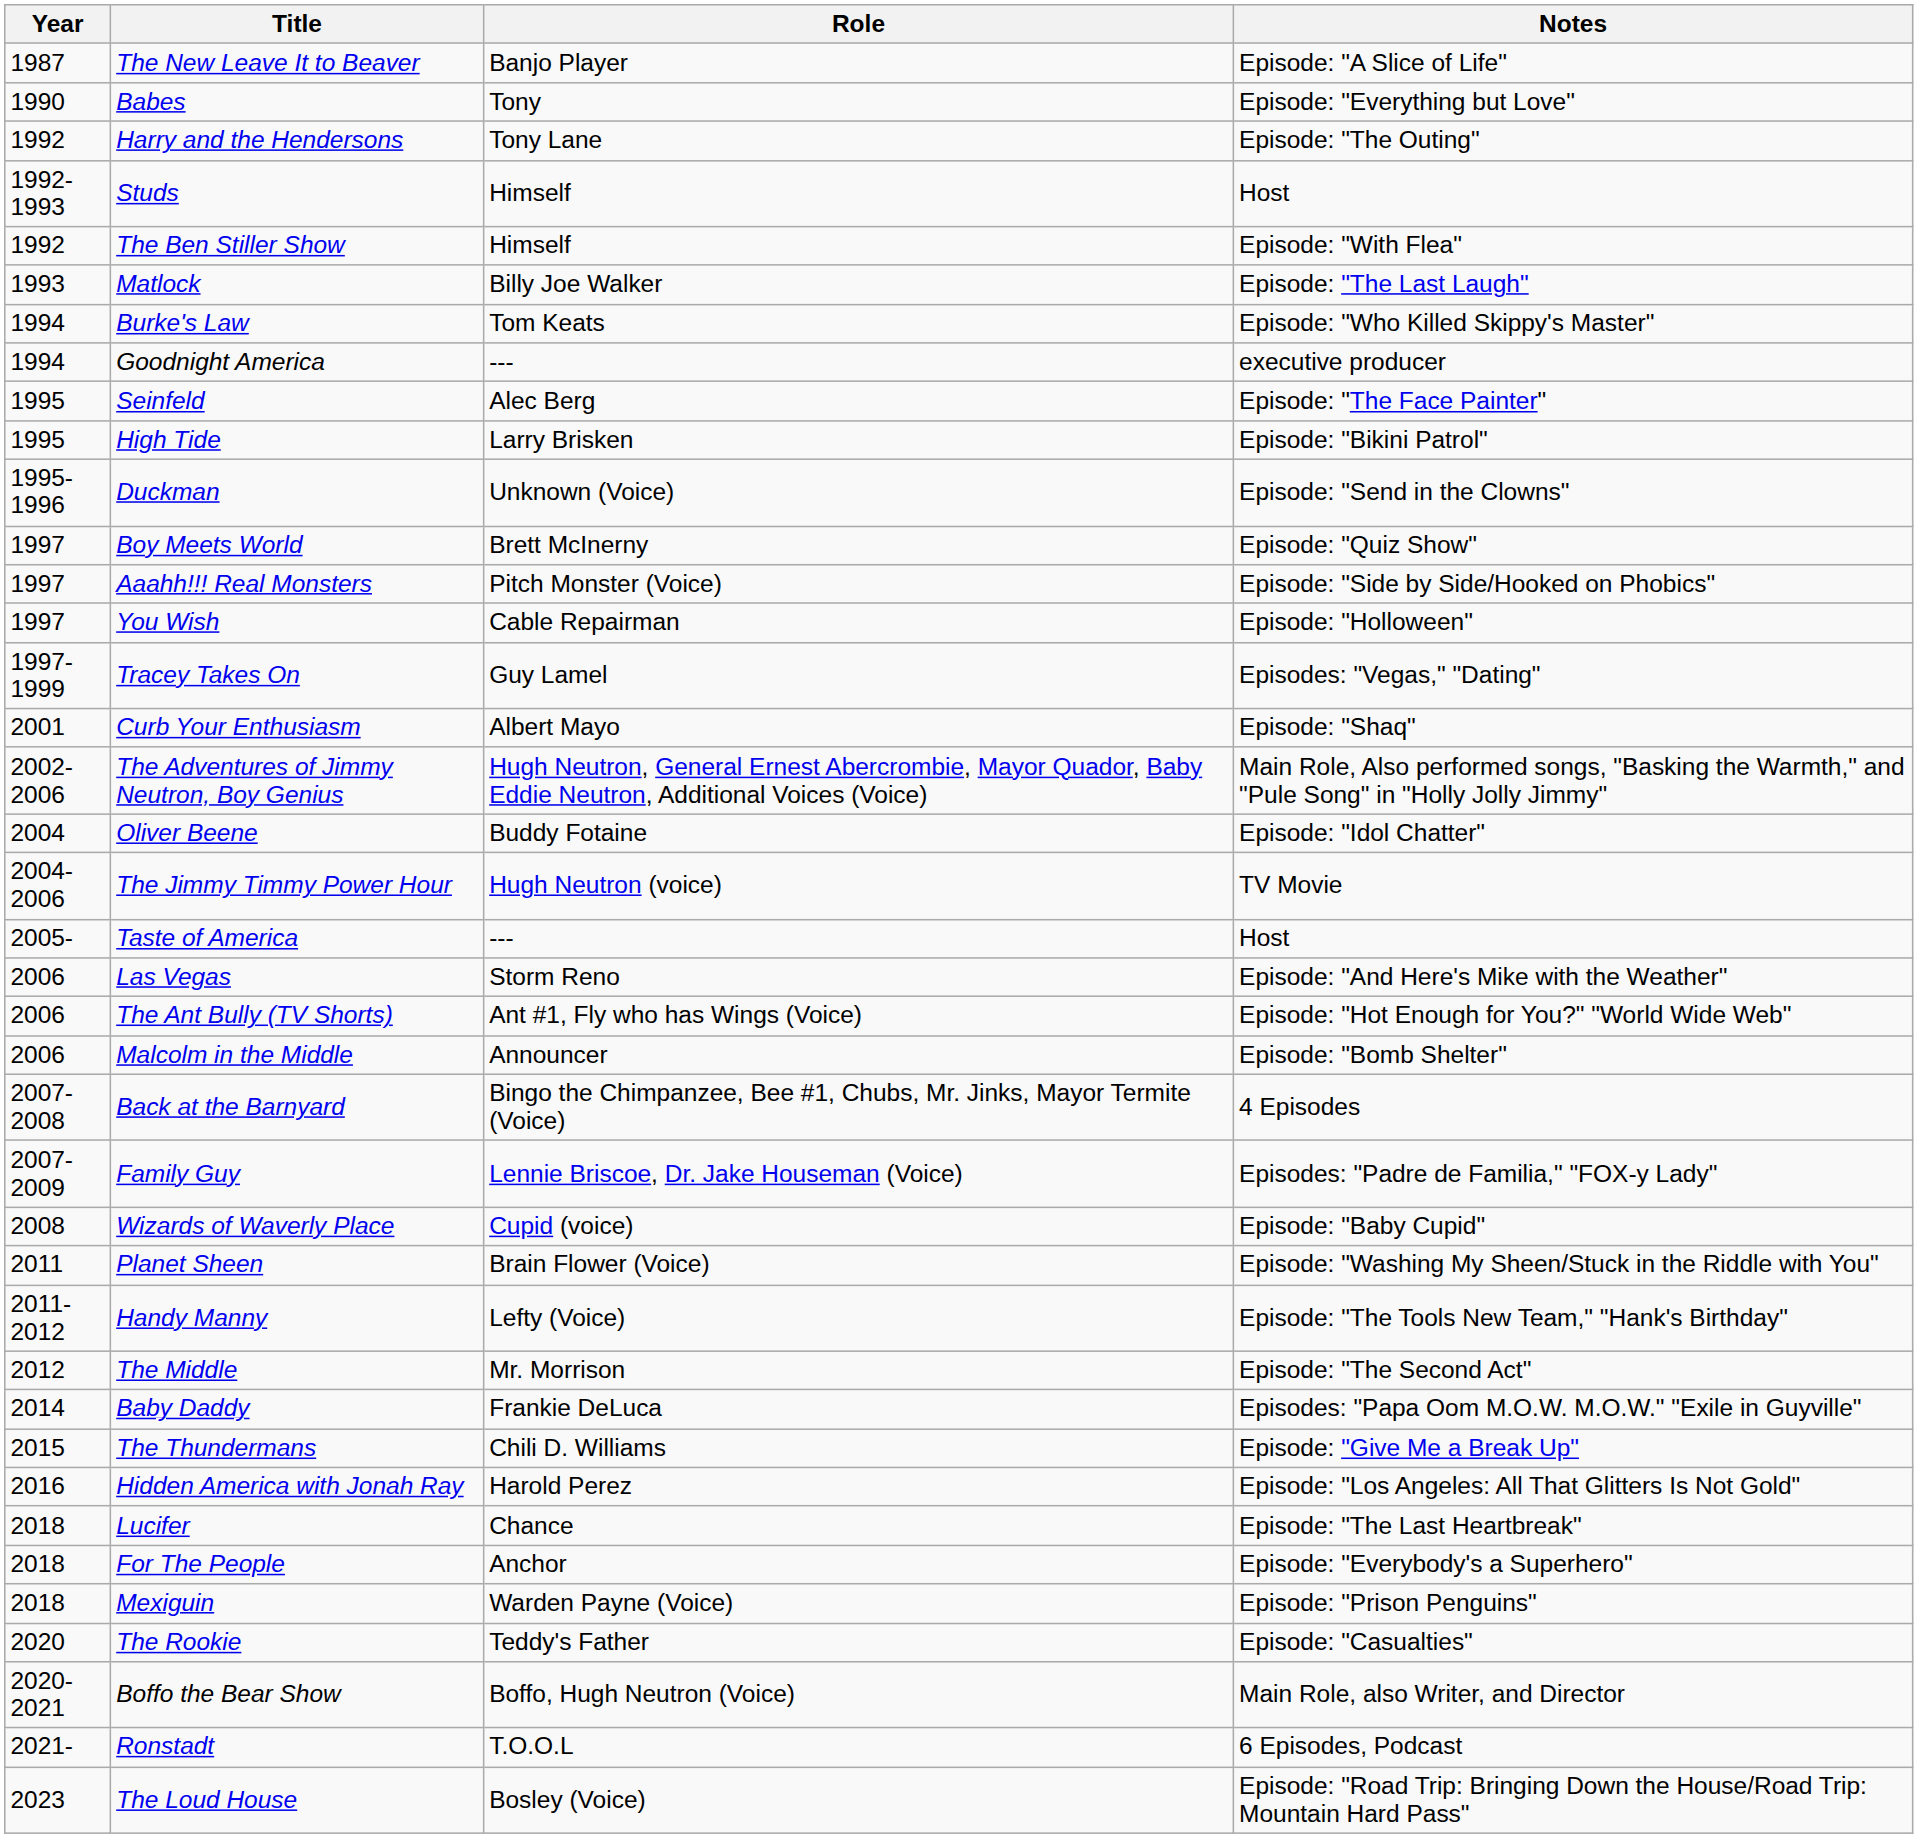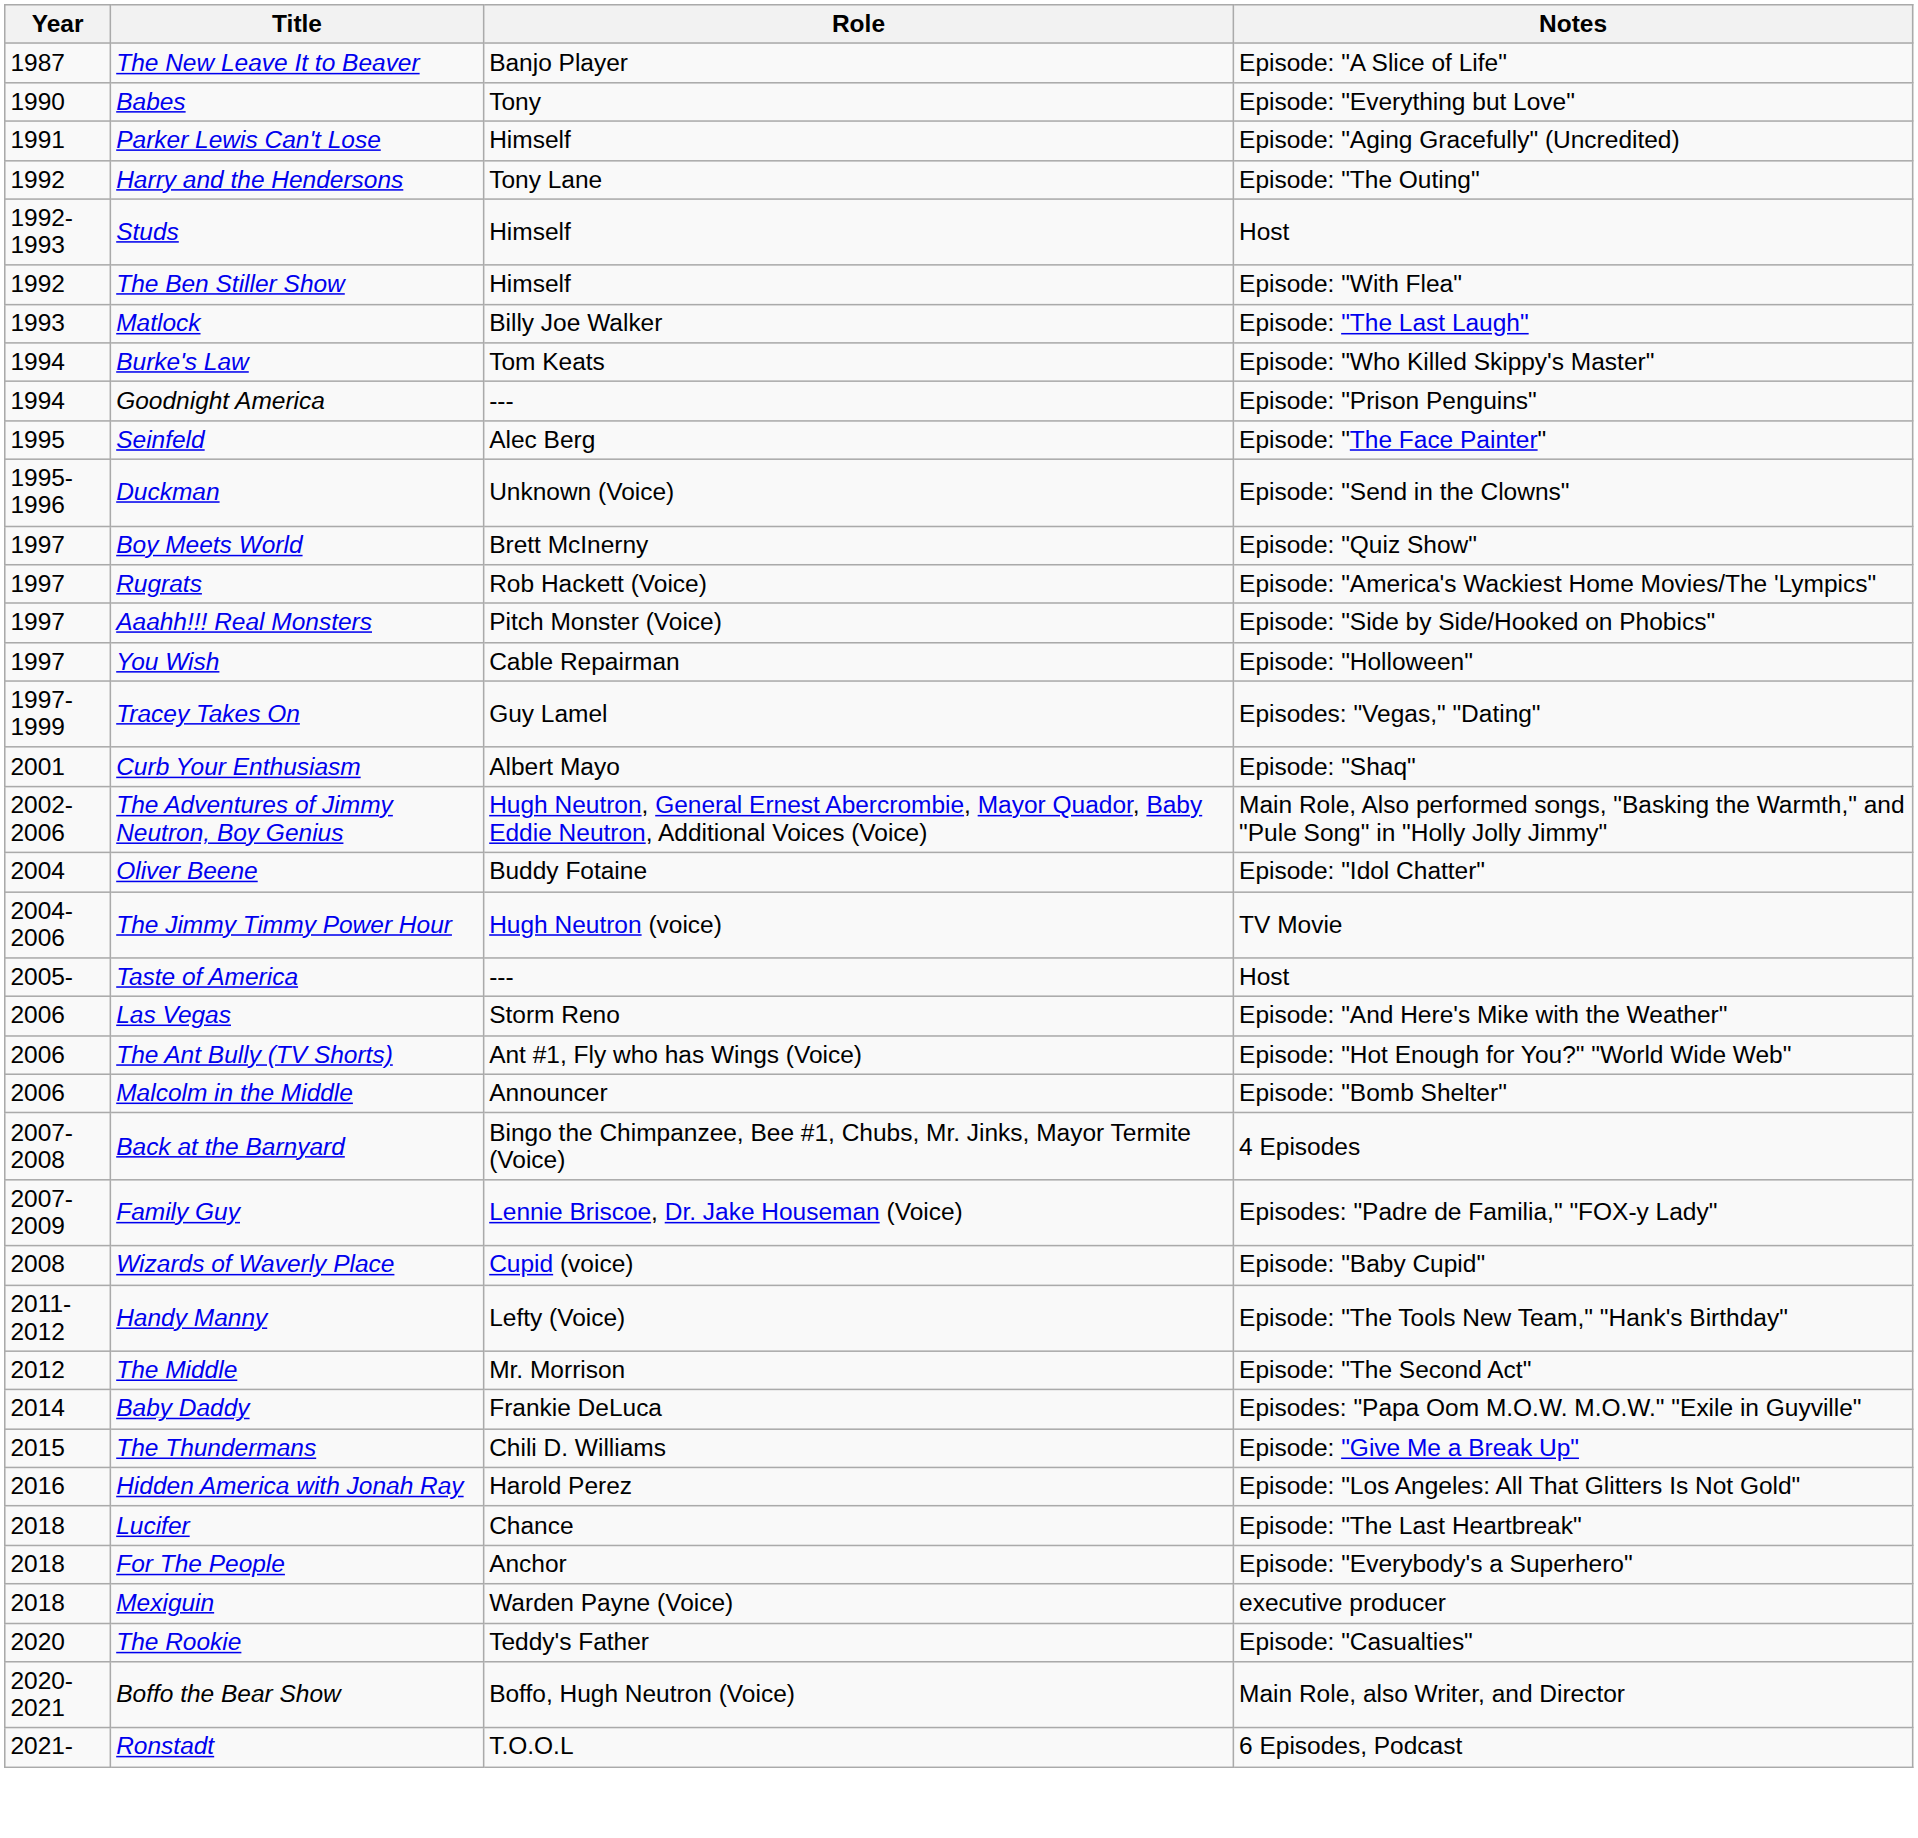+ row: (248, 140)
(1342, 362) executive producer -> (1388, 400) Episode: "Prison Penguins"
- row: (168, 439)
+ row: (159, 583)
- row: (190, 1264)
(1388, 1603) Episode: "Prison Penguins" -> (1342, 1603) executive producer
- row: (207, 1799)
